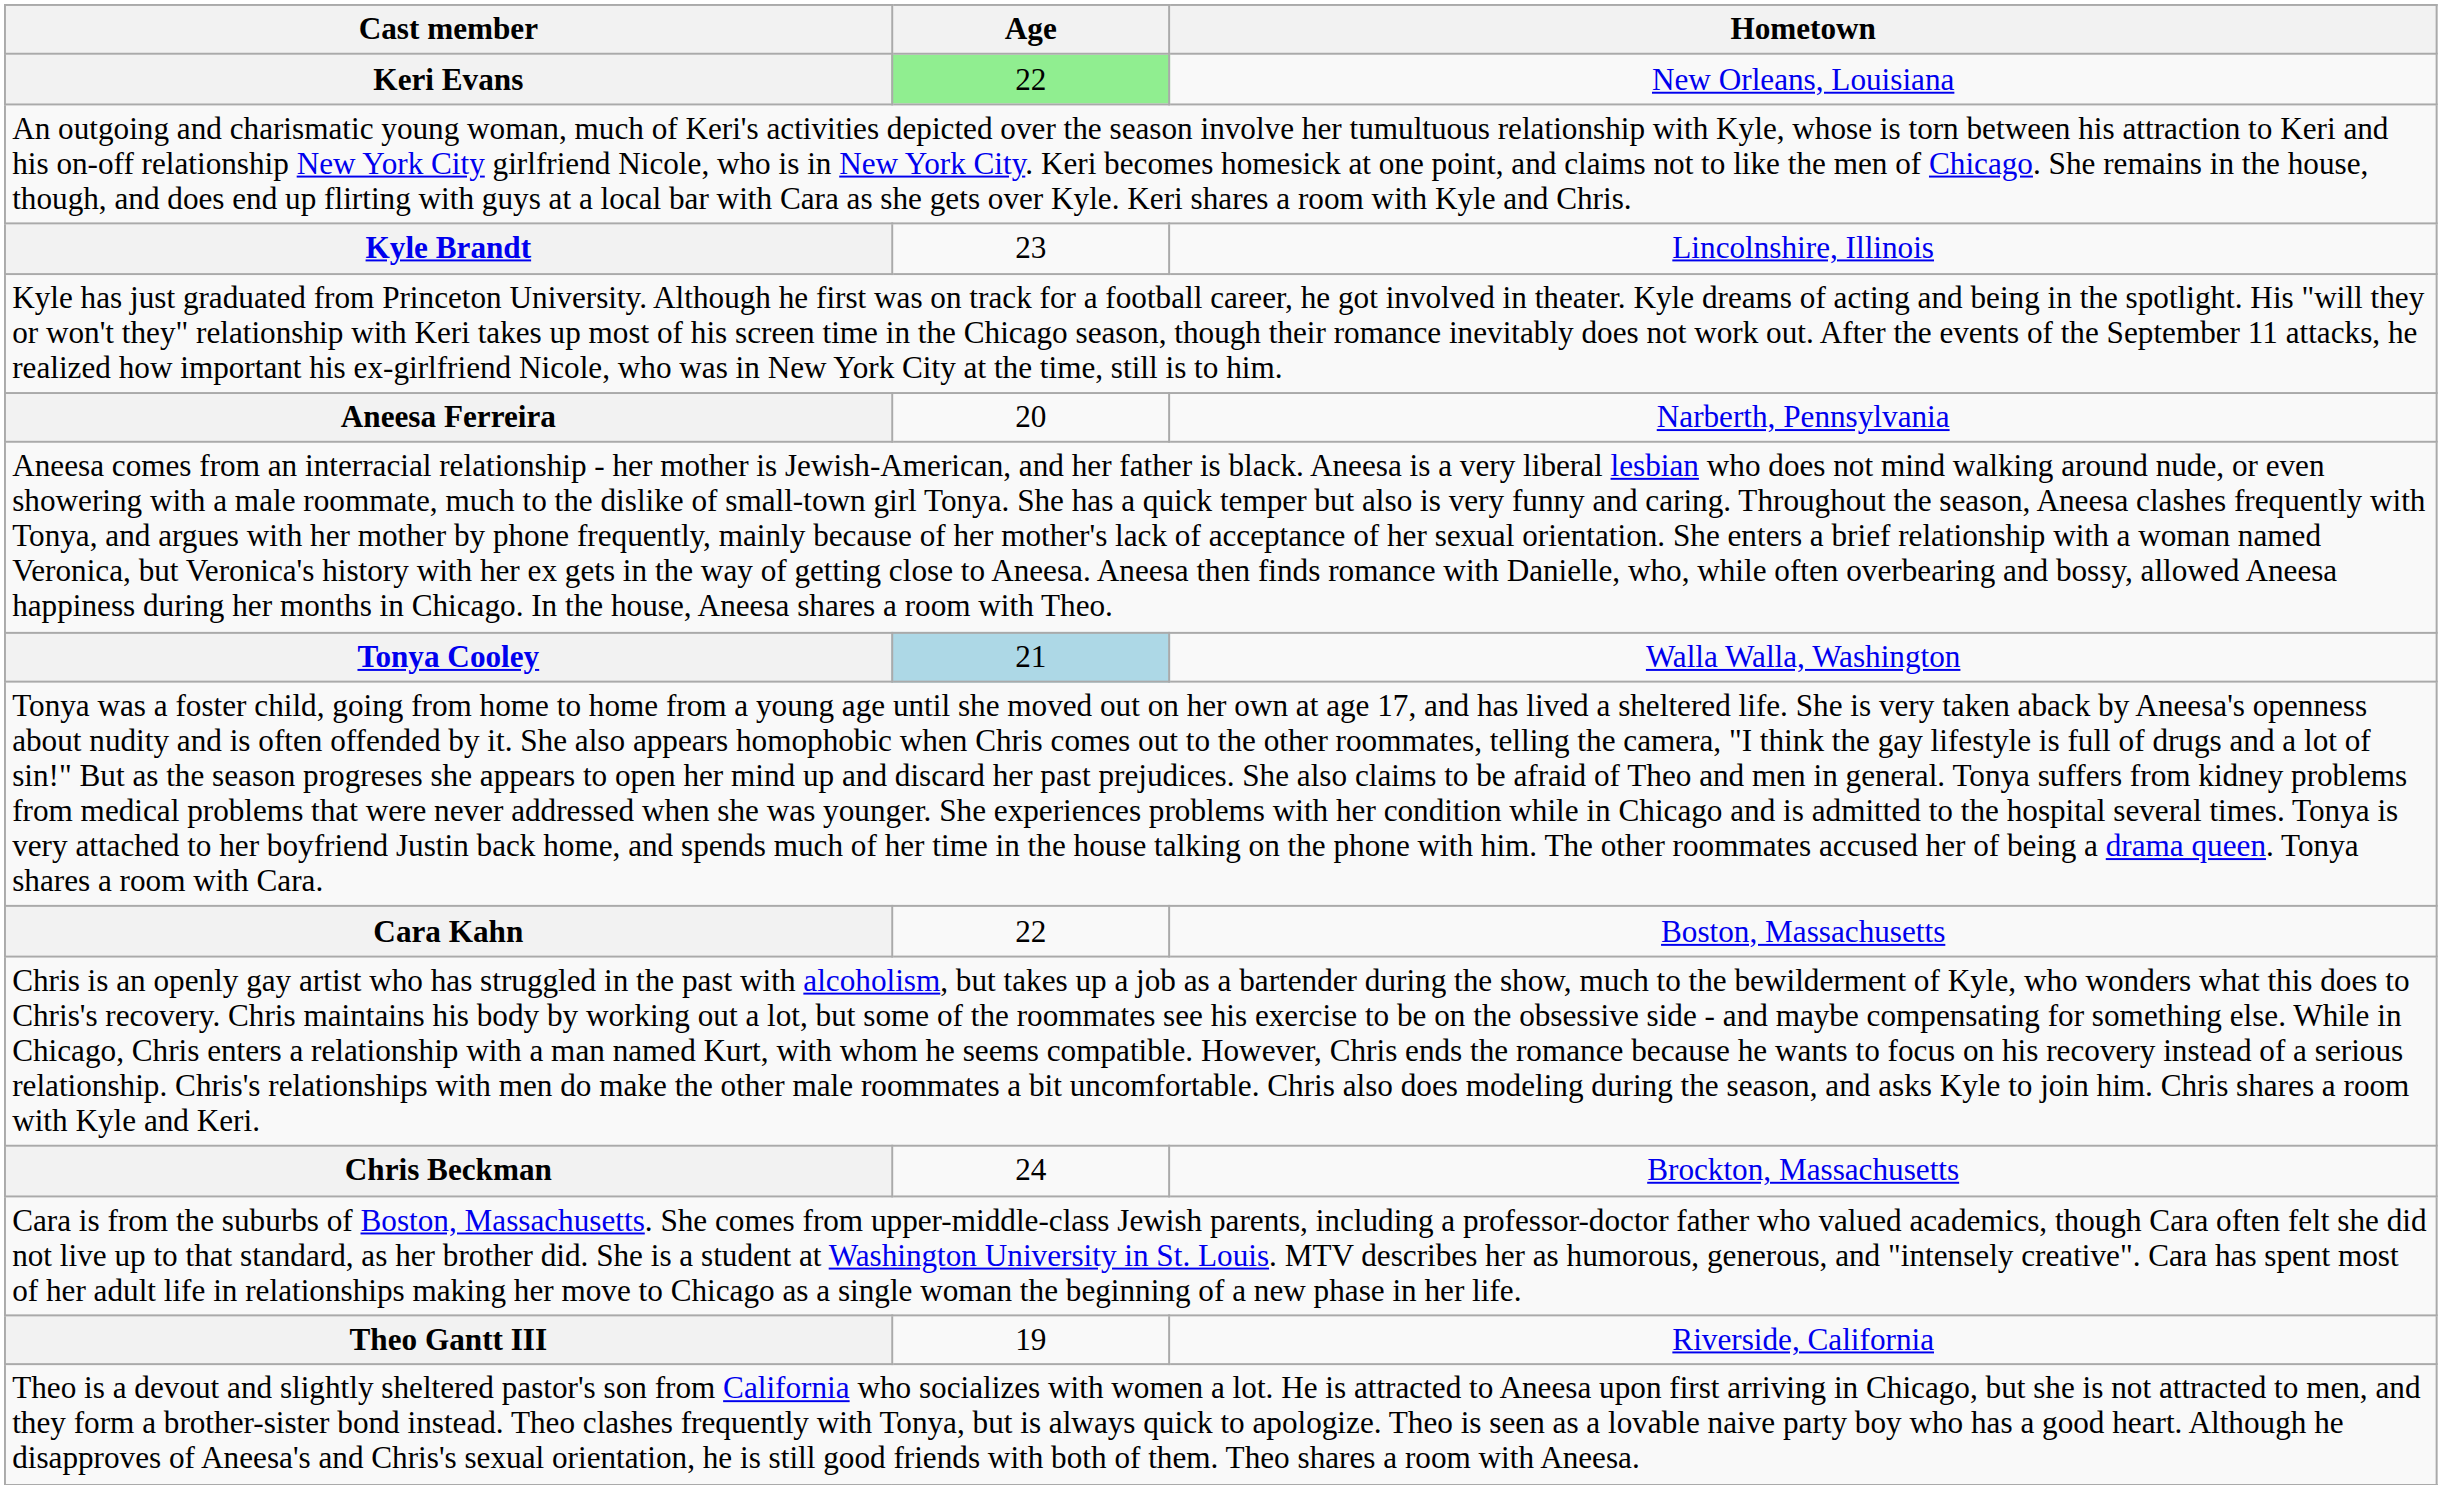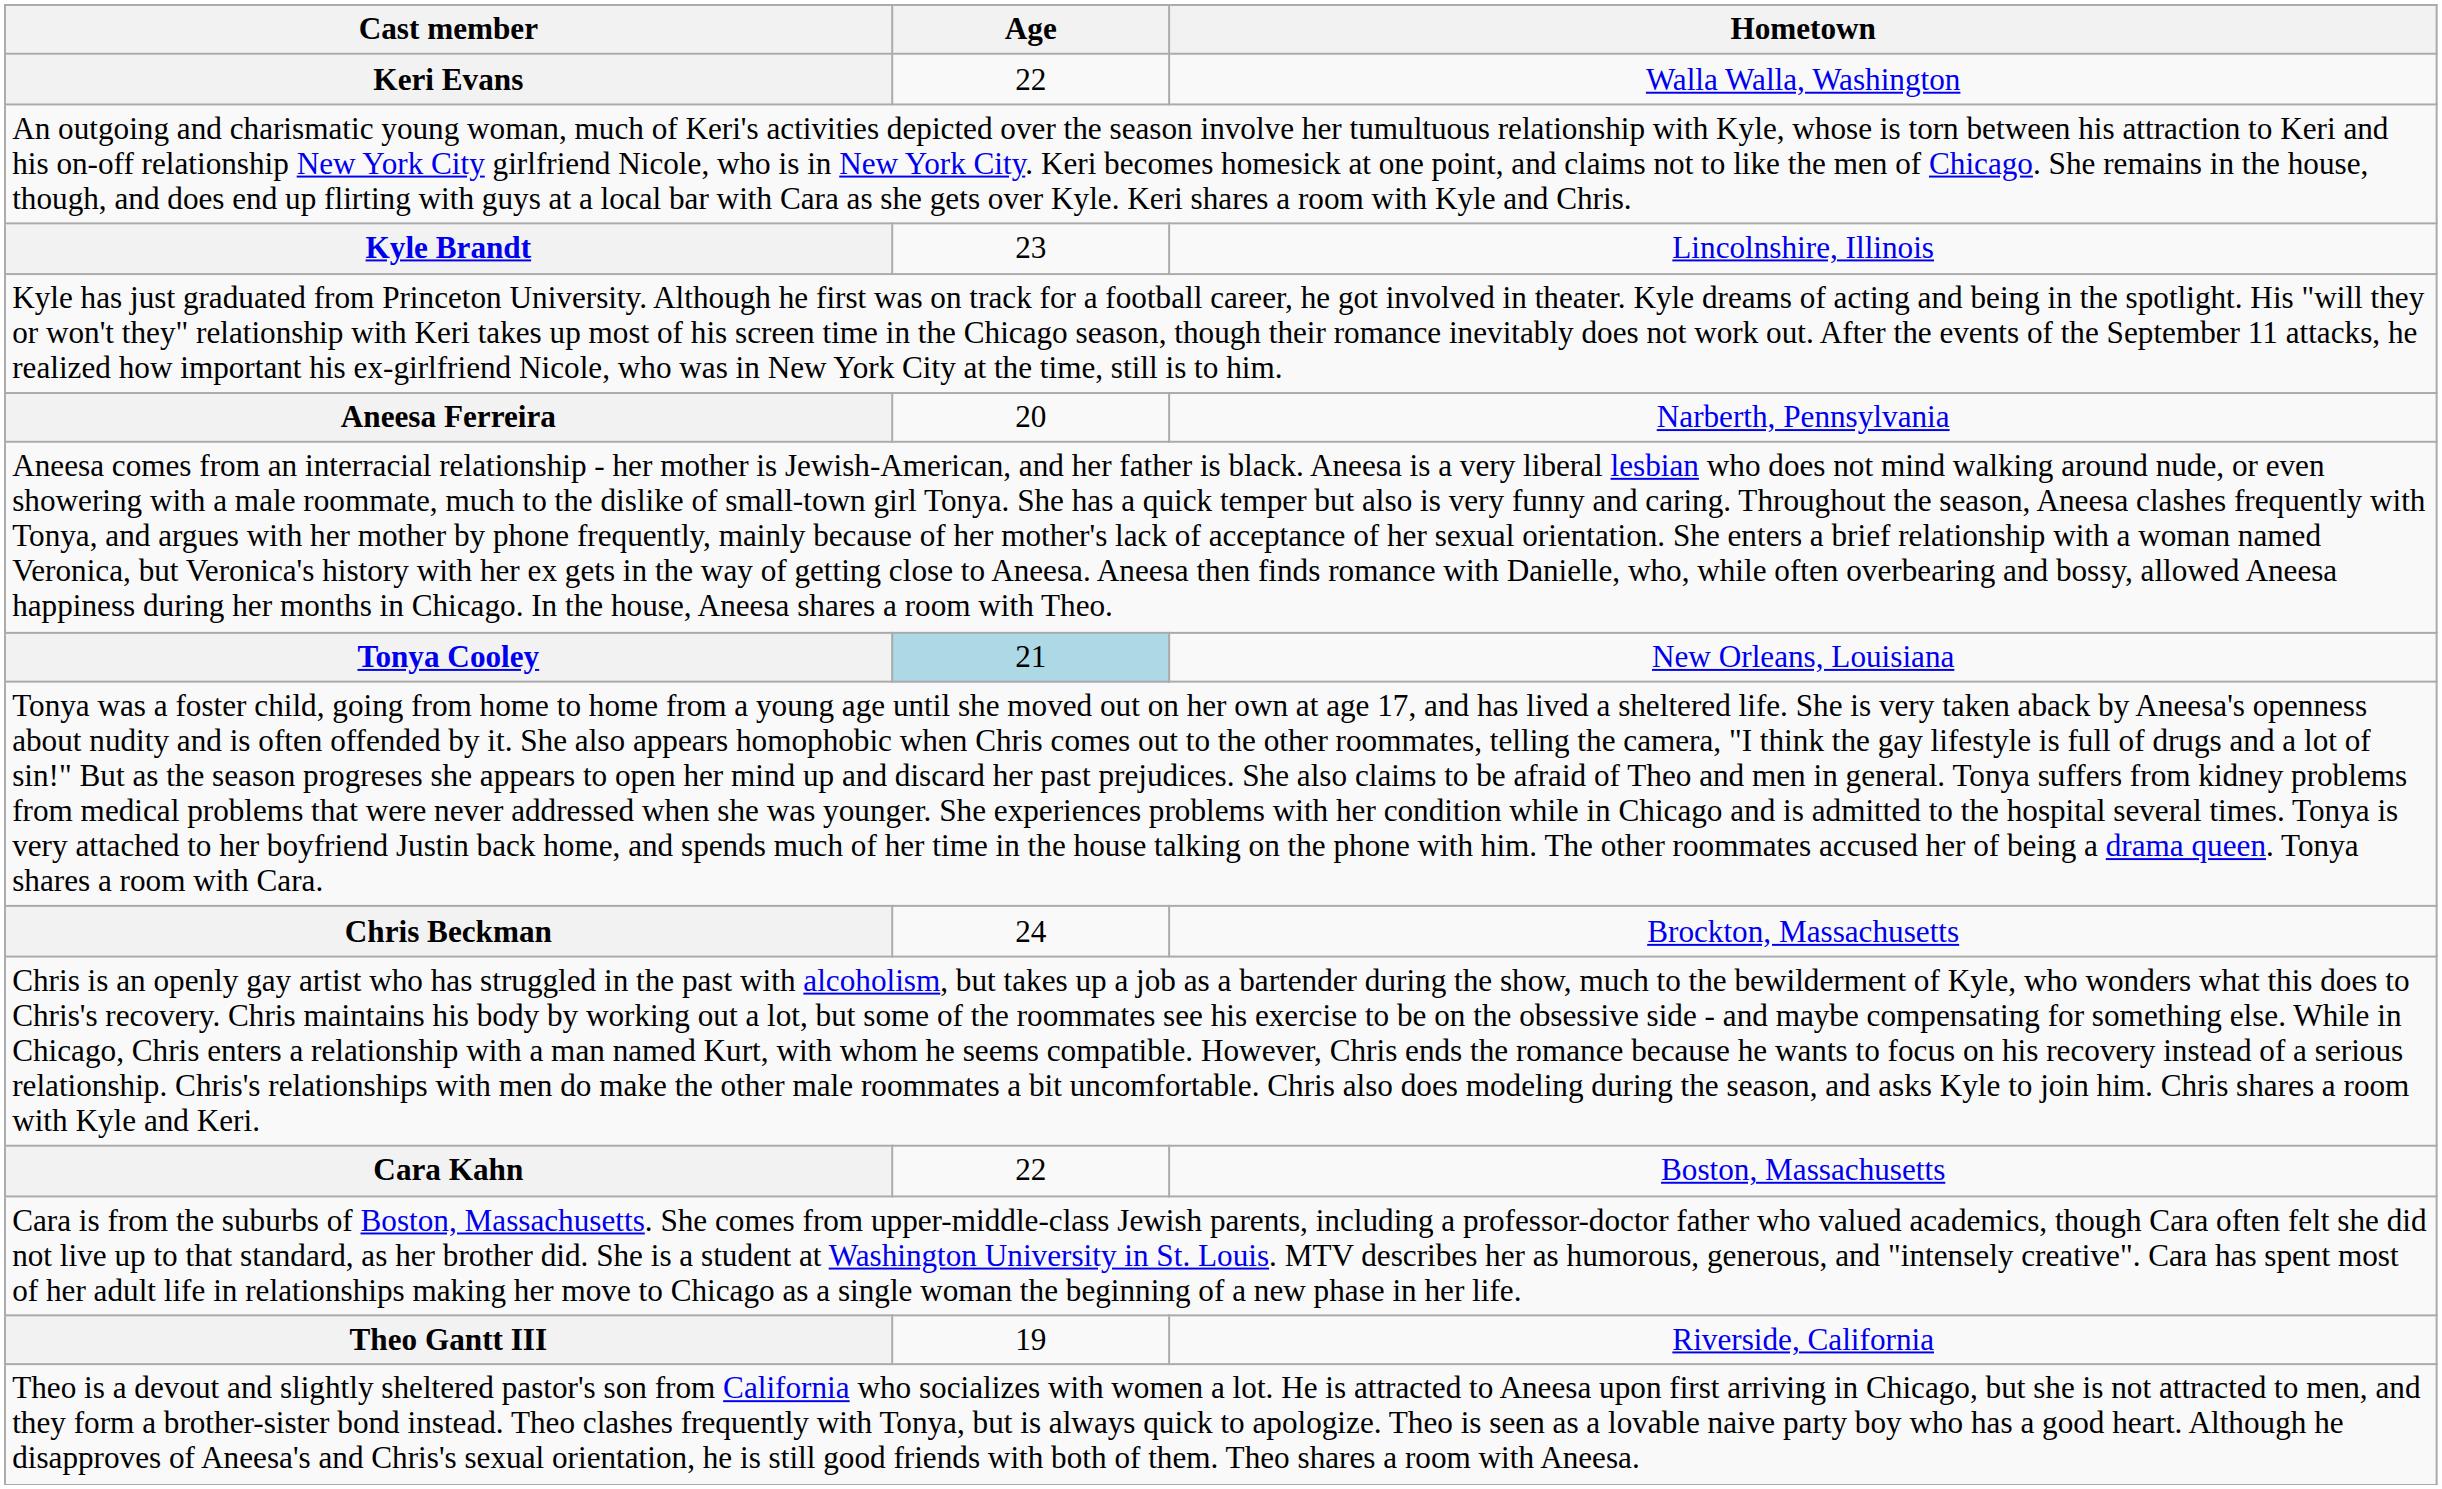(1031, 78) lightgreen background -> (1031, 78) no background
(1803, 78) New Orleans, Louisiana -> (1803, 78) Walla Walla, Washington
(1803, 656) Walla Walla, Washington -> (1803, 656) New Orleans, Louisiana
rows swapped: (448, 1170) <-> (448, 930)
